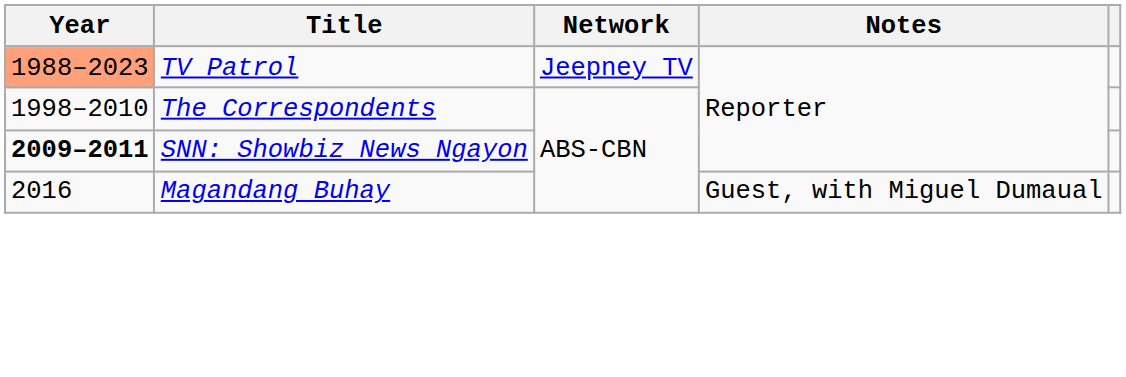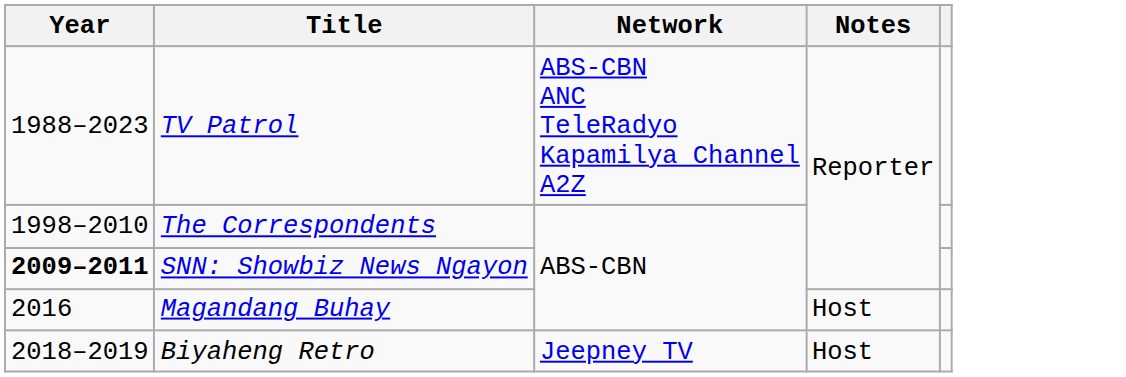(80, 67) lightsalmon background -> (80, 126) no background
(616, 67) Jeepney TV -> (670, 126) ABS-CBN ANC TeleRadyo Kapamilya Channel A2Z
(904, 192) Guest, with Miguel Dumaual -> (843, 309) Host
+ row: (268, 351)
